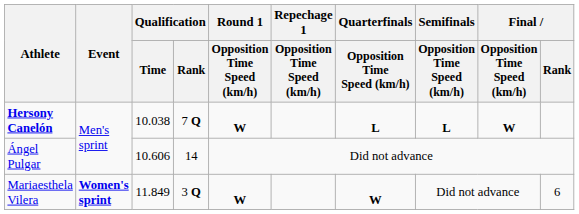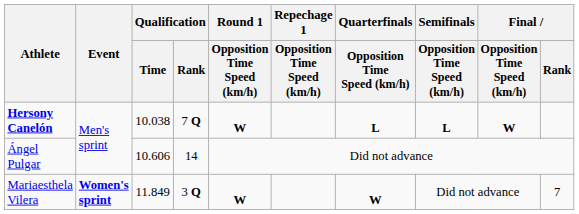(557, 192) 6 -> (557, 192) 7
